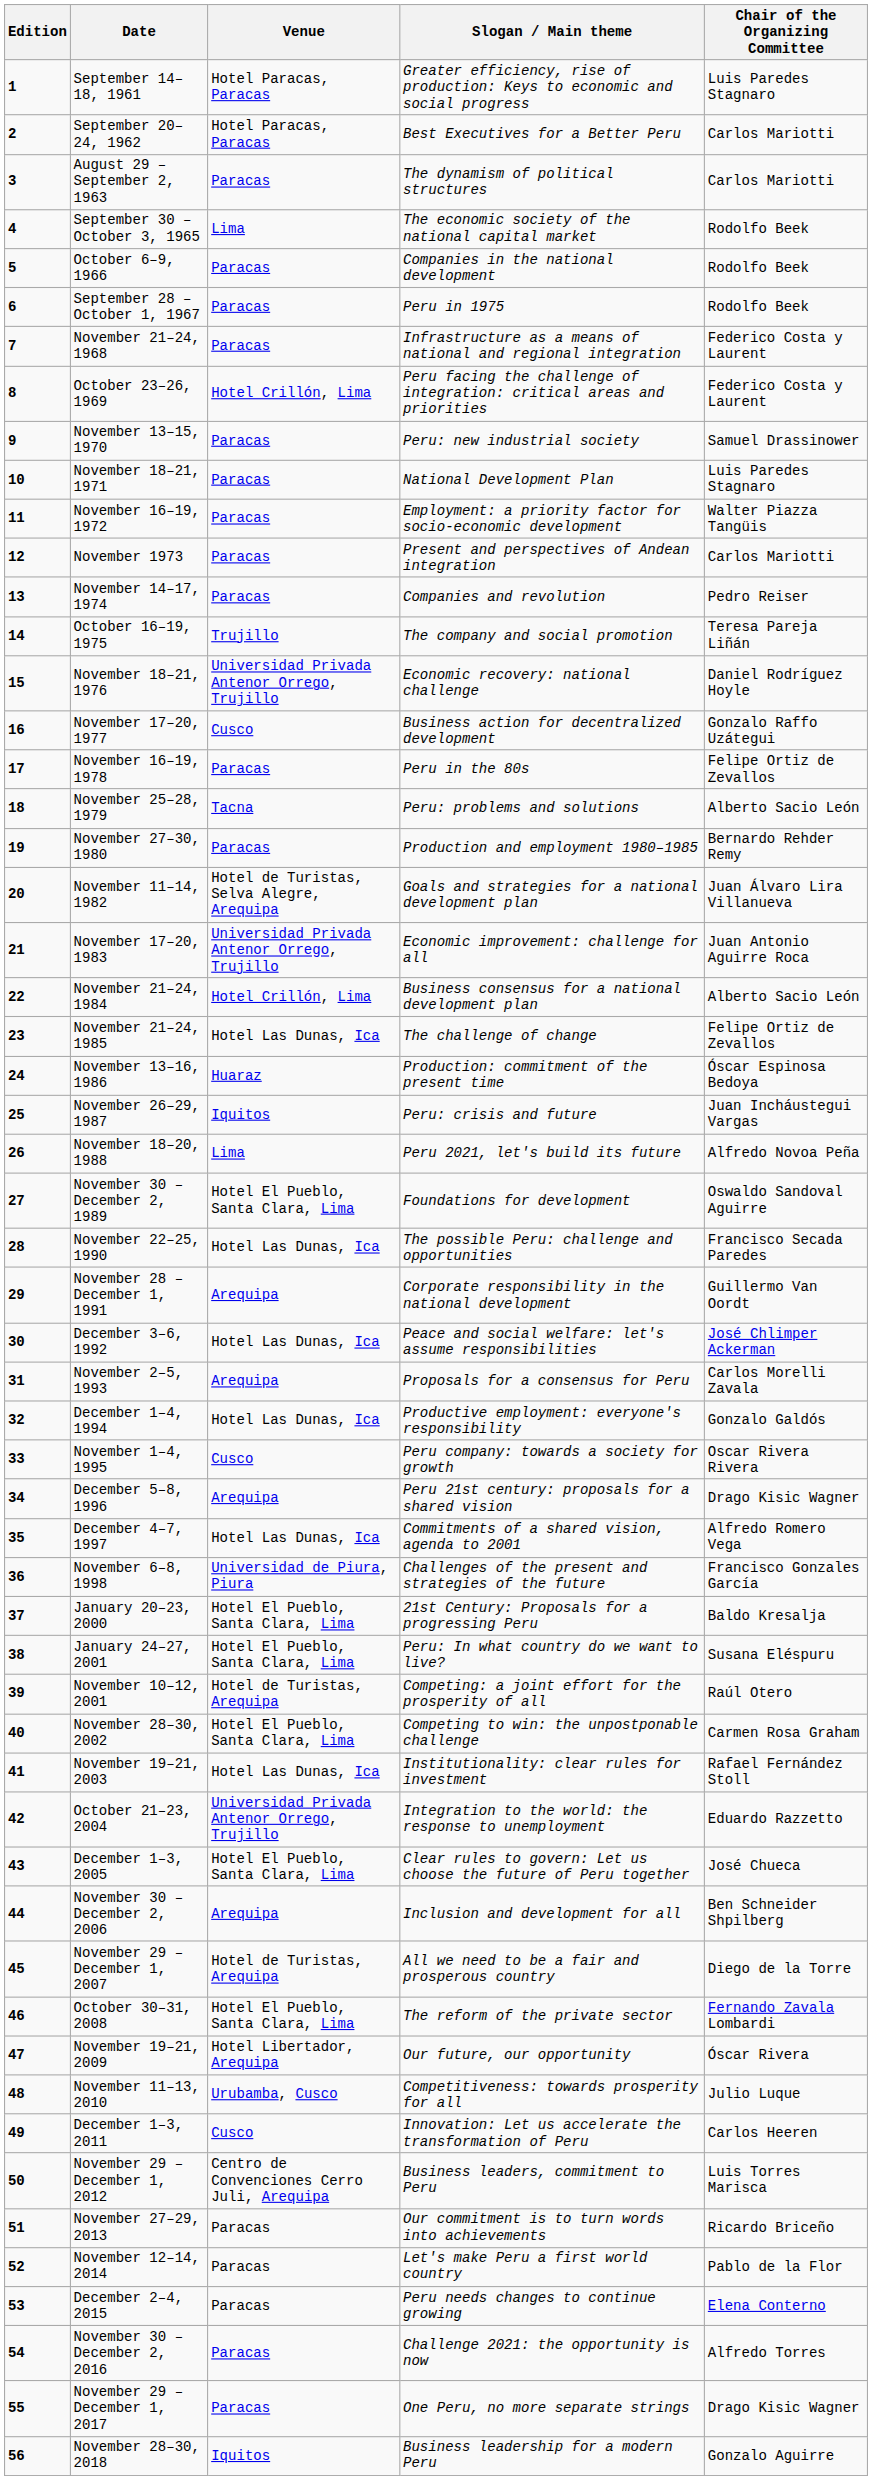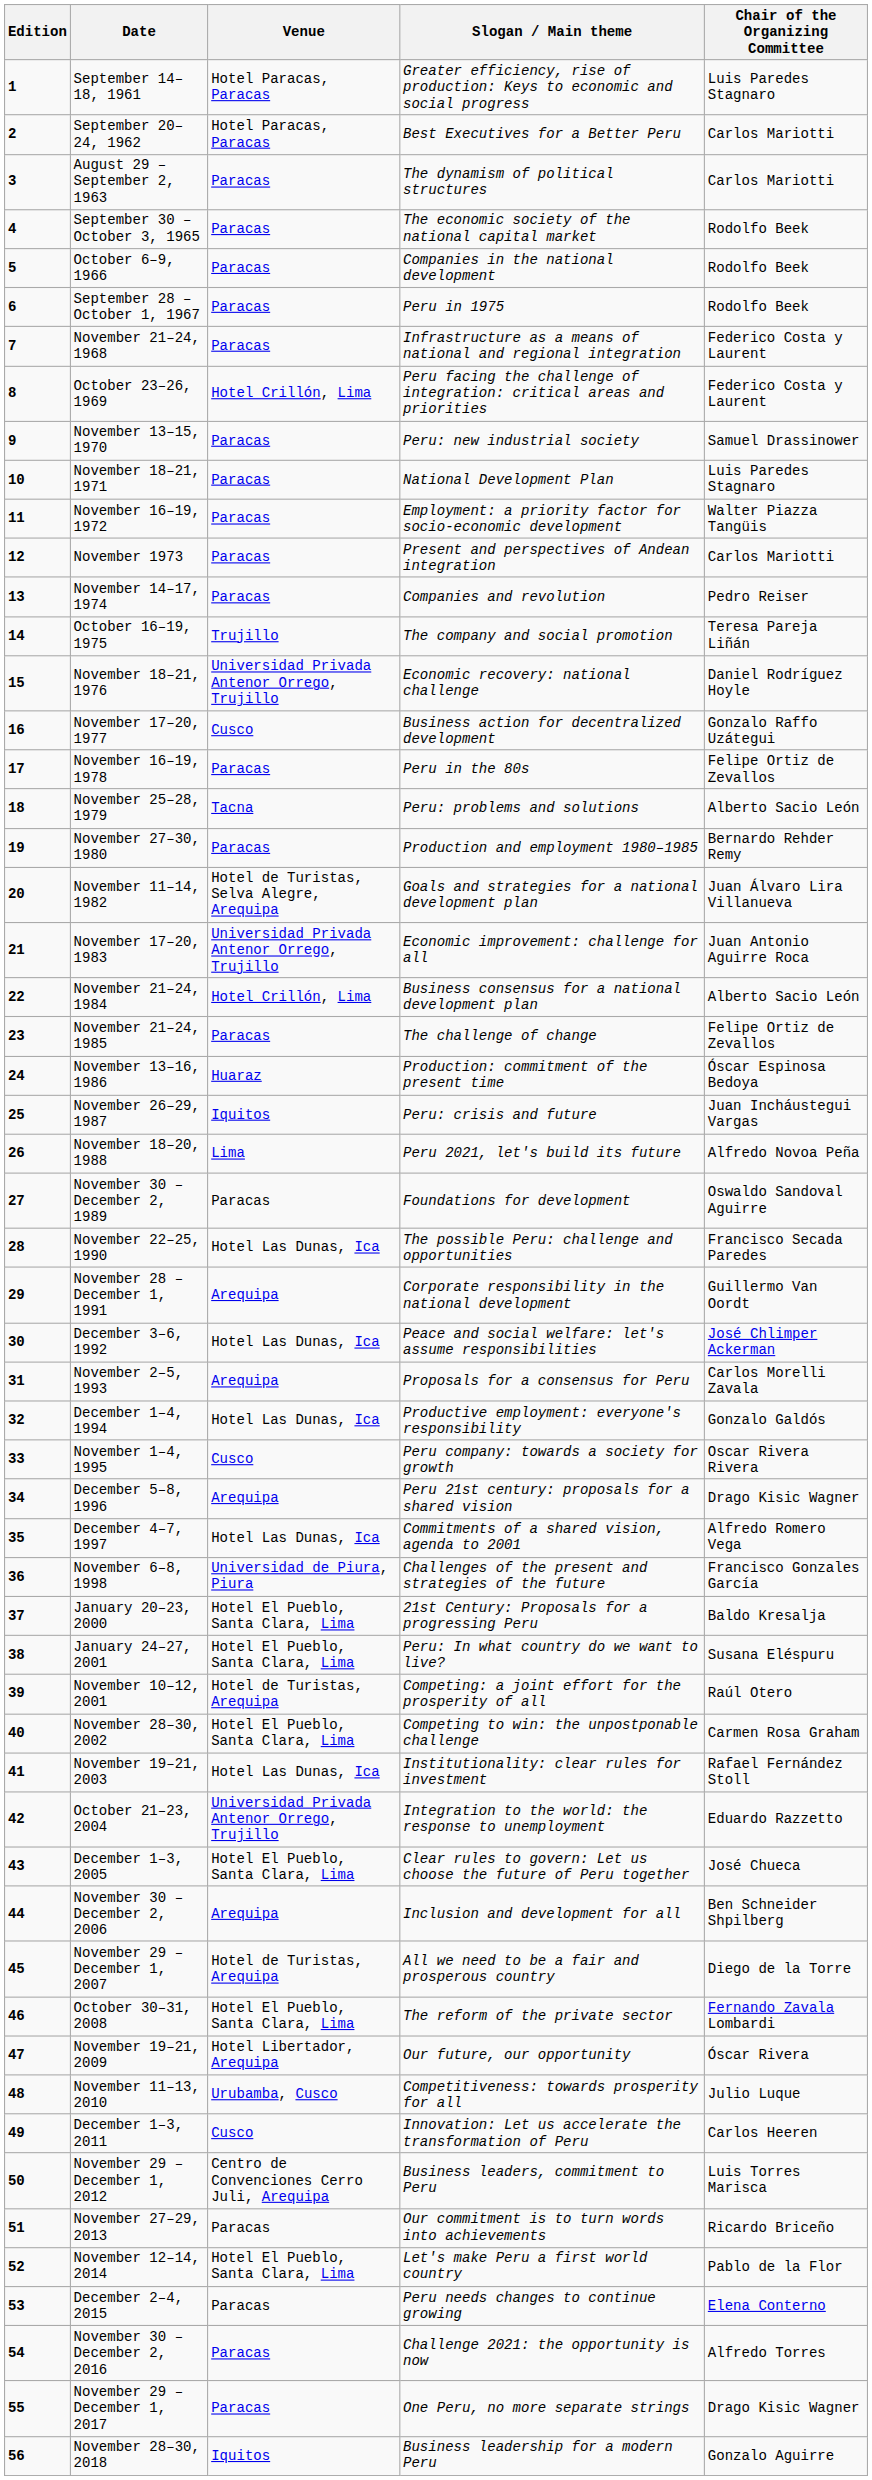(228, 229) Lima -> (241, 229) Paracas
(295, 1036) Hotel Las Dunas, Ica -> (241, 1036) Paracas
(283, 1201) Hotel El Pueblo, Santa Clara, Lima -> (241, 1201) Paracas
(241, 2267) Paracas -> (283, 2267) Hotel El Pueblo, Santa Clara, Lima
